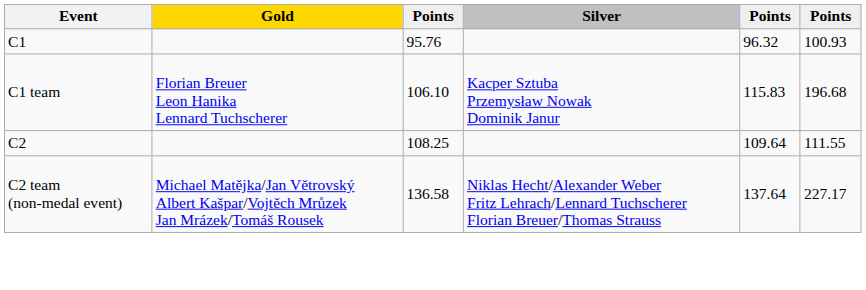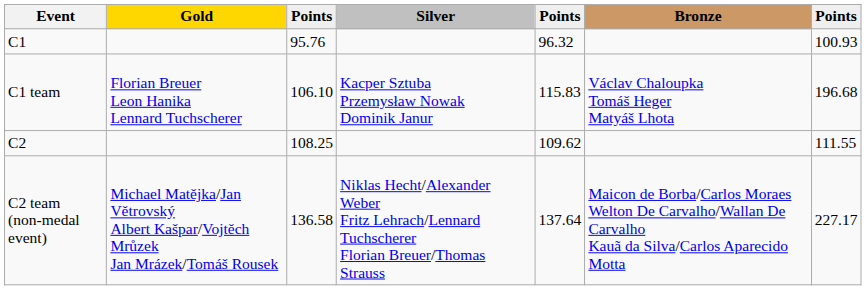+ column: (698, 16)
(765, 143) 109.64 -> (560, 143) 109.62
